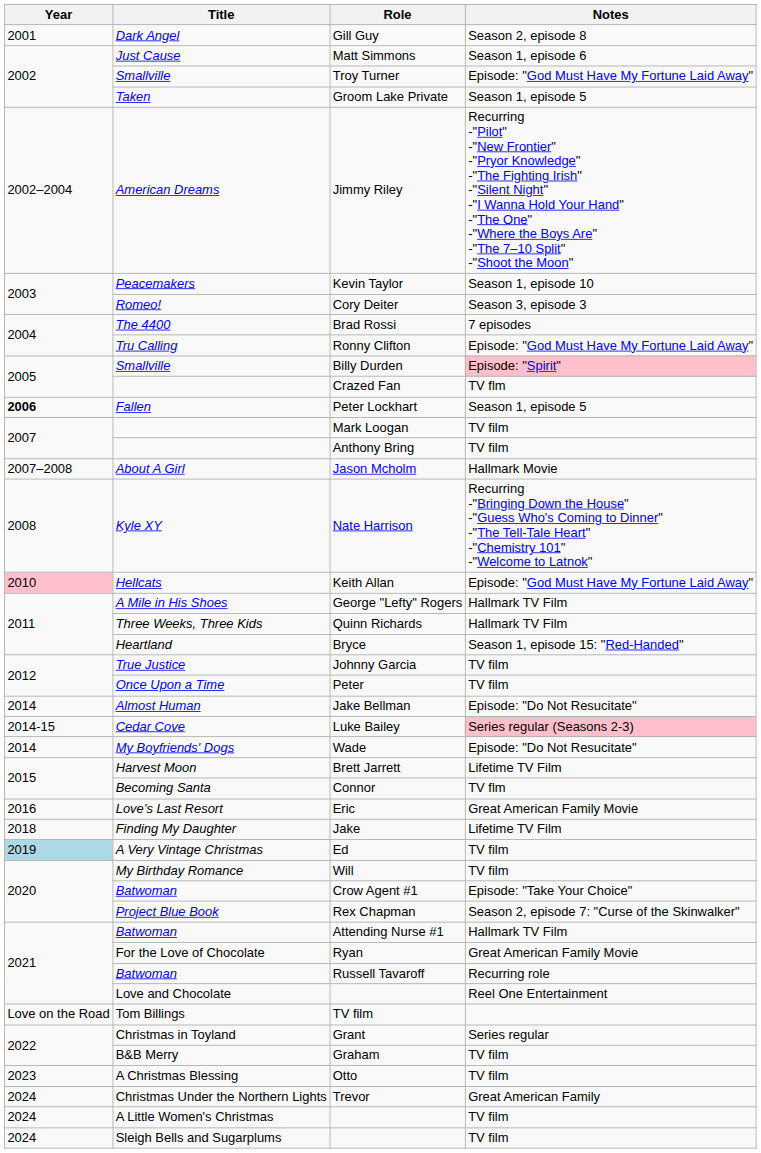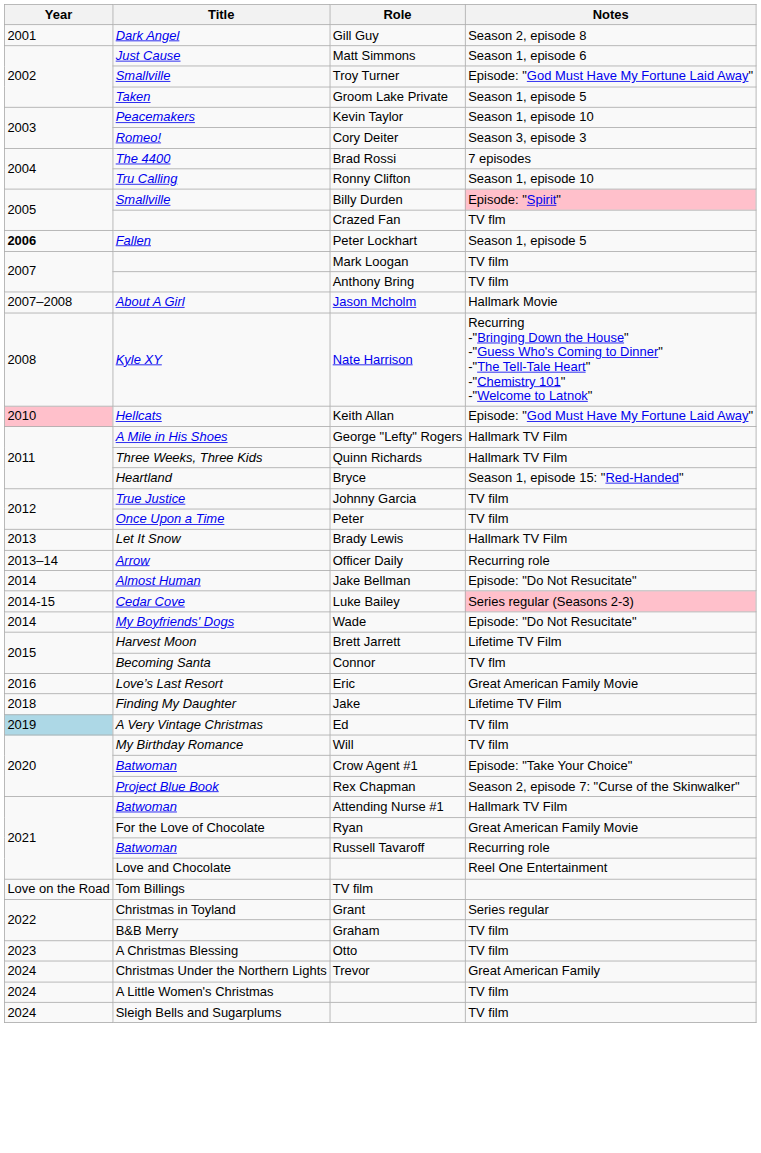- row: (168, 190)
(611, 345) Episode: "God Must Have My Fortune Laid Away" -> (531, 179) Season 1, episode 10
+ row: (148, 539)
+ row: (133, 560)
